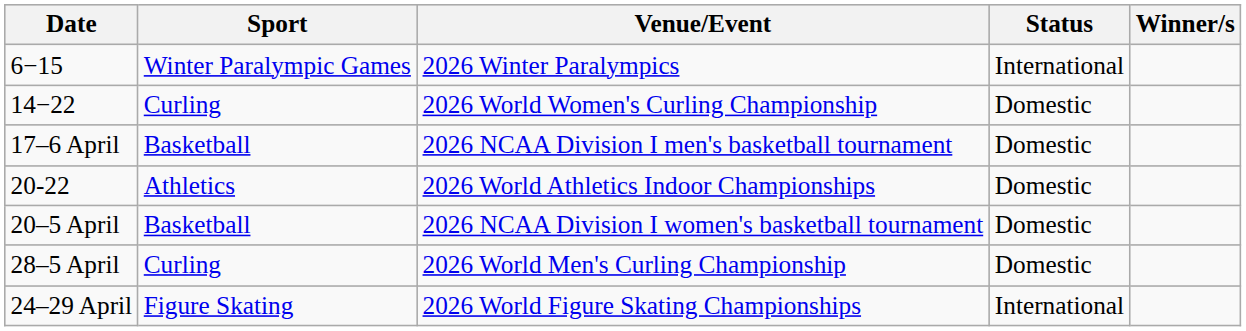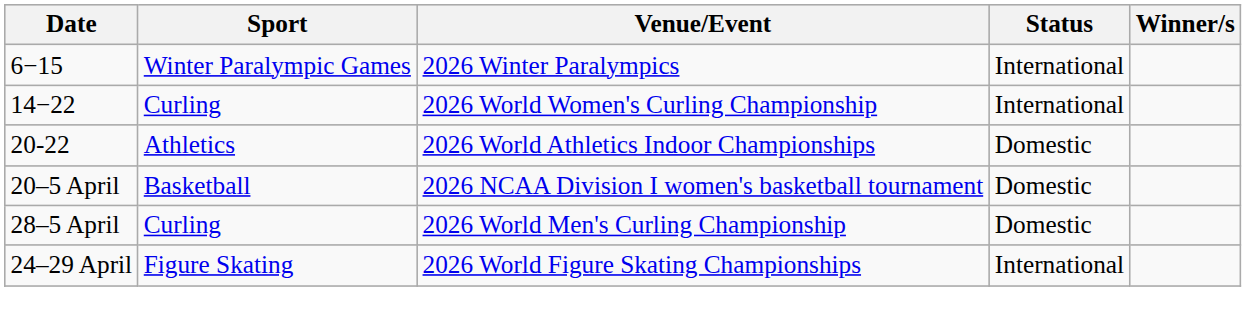(1043, 104) Domestic -> (1059, 104) International
- row: (65, 144)
